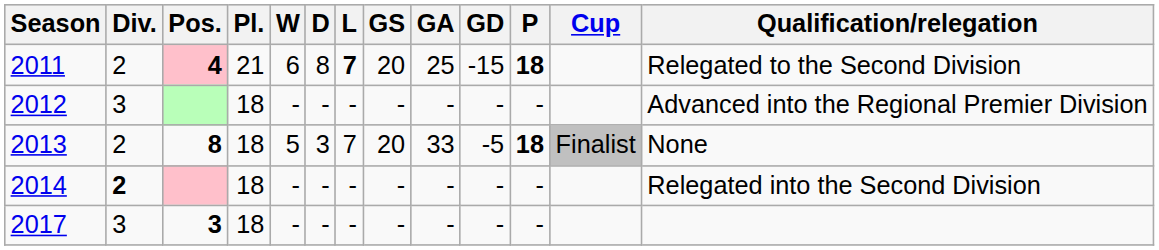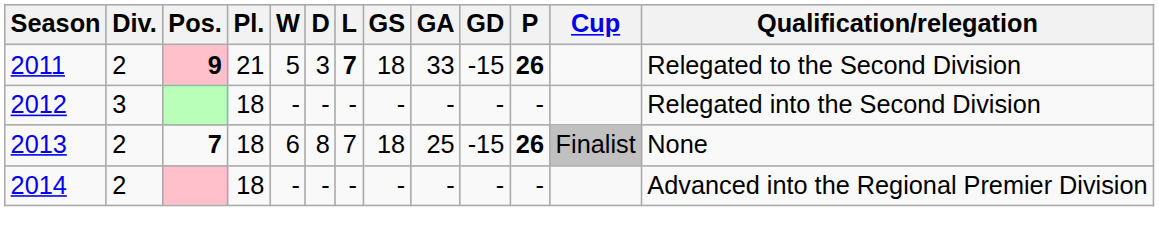(215, 64) 4 -> (215, 64) 9
(293, 64) 6 -> (293, 64) 5
(323, 64) 8 -> (323, 64) 3
(391, 64) 20 -> (391, 64) 18
(441, 64) 25 -> (441, 64) 33
(530, 64) 18 -> (530, 64) 26
(897, 104) Advanced into the Regional Premier Division -> (844, 104) Relegated into the Second Division
(215, 144) 8 -> (215, 144) 7
(293, 144) 5 -> (293, 144) 6
(323, 144) 3 -> (323, 144) 8
(391, 144) 20 -> (391, 144) 18
(441, 144) 33 -> (441, 144) 25
(493, 144) -5 -> (486, 144) -15
(530, 144) 18 -> (530, 144) 26
(119, 184) bold -> (119, 184) normal
(844, 184) Relegated into the Second Division -> (897, 184) Advanced into the Regional Premier Division
- row: (39, 225)
